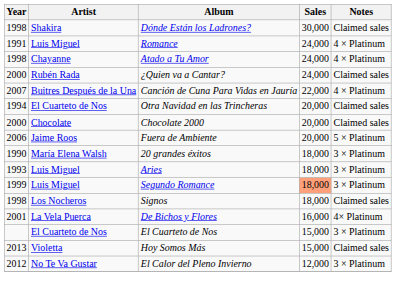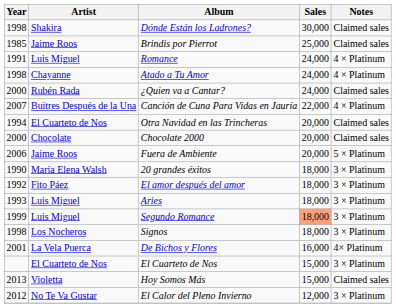+ row: (179, 43)
+ row: (193, 185)
(361, 201) Claimed sales -> (359, 232) 3 × Platinum
